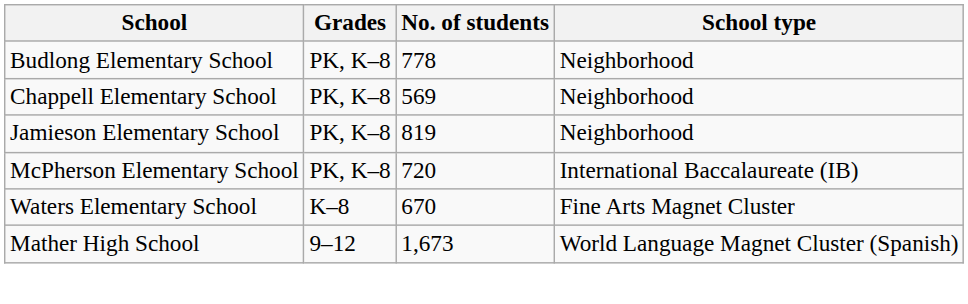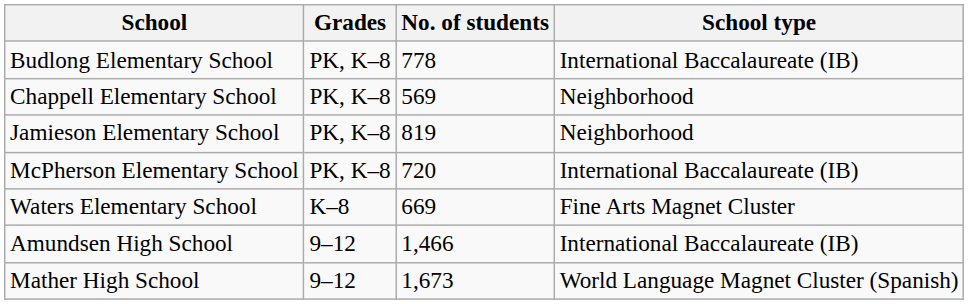(627, 59) Neighborhood -> (709, 59) International Baccalaureate (IB)
(419, 206) 670 -> (419, 206) 669
+ row: (122, 243)
